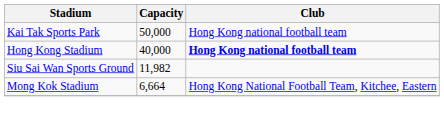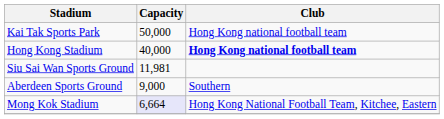(155, 68) 11,982 -> (155, 68) 11,981
+ row: (65, 86)
(152, 86) no background -> (152, 104) lavender background
